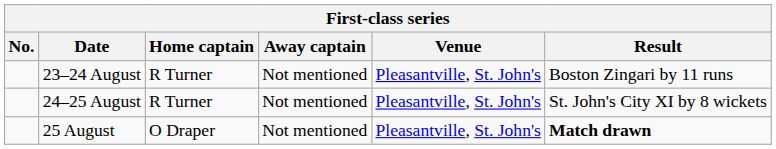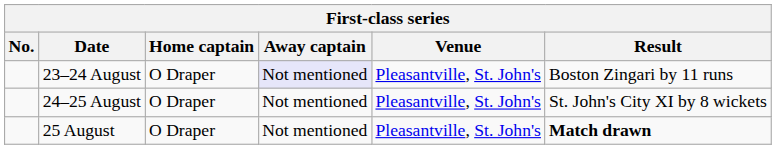(181, 74) R Turner -> (182, 74) O Draper
(315, 74) no background -> (315, 74) lavender background
(181, 102) R Turner -> (182, 102) O Draper
